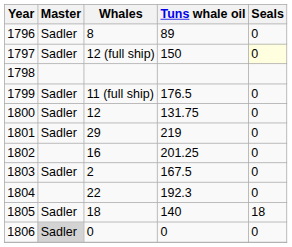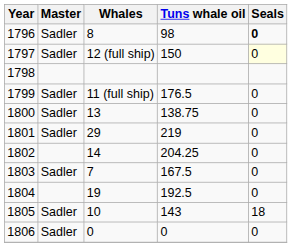(167, 34) 89 -> (167, 34) 98
(255, 34) normal -> (255, 34) bold
(94, 113) 12 -> (94, 113) 13
(180, 113) 131.75 -> (180, 113) 138.75
(94, 152) 16 -> (94, 152) 14
(180, 152) 201.25 -> (180, 152) 204.25
(90, 172) 2 -> (90, 172) 7
(94, 192) 22 -> (94, 192) 19
(176, 192) 192.3 -> (176, 192) 192.5
(94, 212) 18 -> (94, 212) 10
(171, 212) 140 -> (171, 212) 143
(59, 232) lightgrey background -> (59, 232) no background
